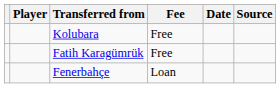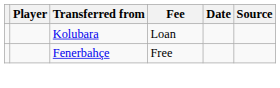(161, 33) Free -> (163, 33) Loan
- row: (98, 53)
(163, 72) Loan -> (161, 53) Free
